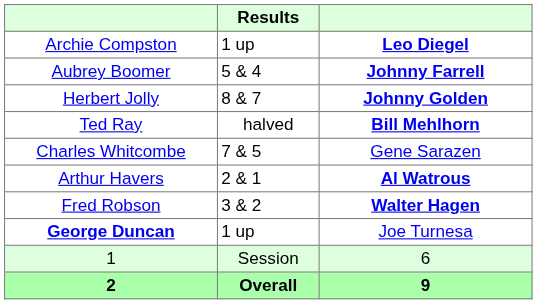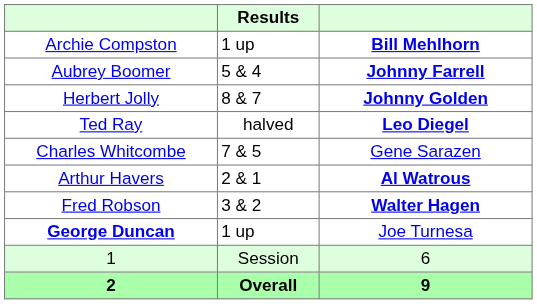(426, 44) Leo Diegel -> (426, 44) Bill Mehlhorn
(426, 124) Bill Mehlhorn -> (426, 124) Leo Diegel
